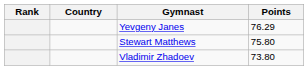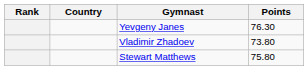(263, 27) 76.29 -> (263, 27) 76.30
rows swapped: (157, 42) <-> (157, 57)
